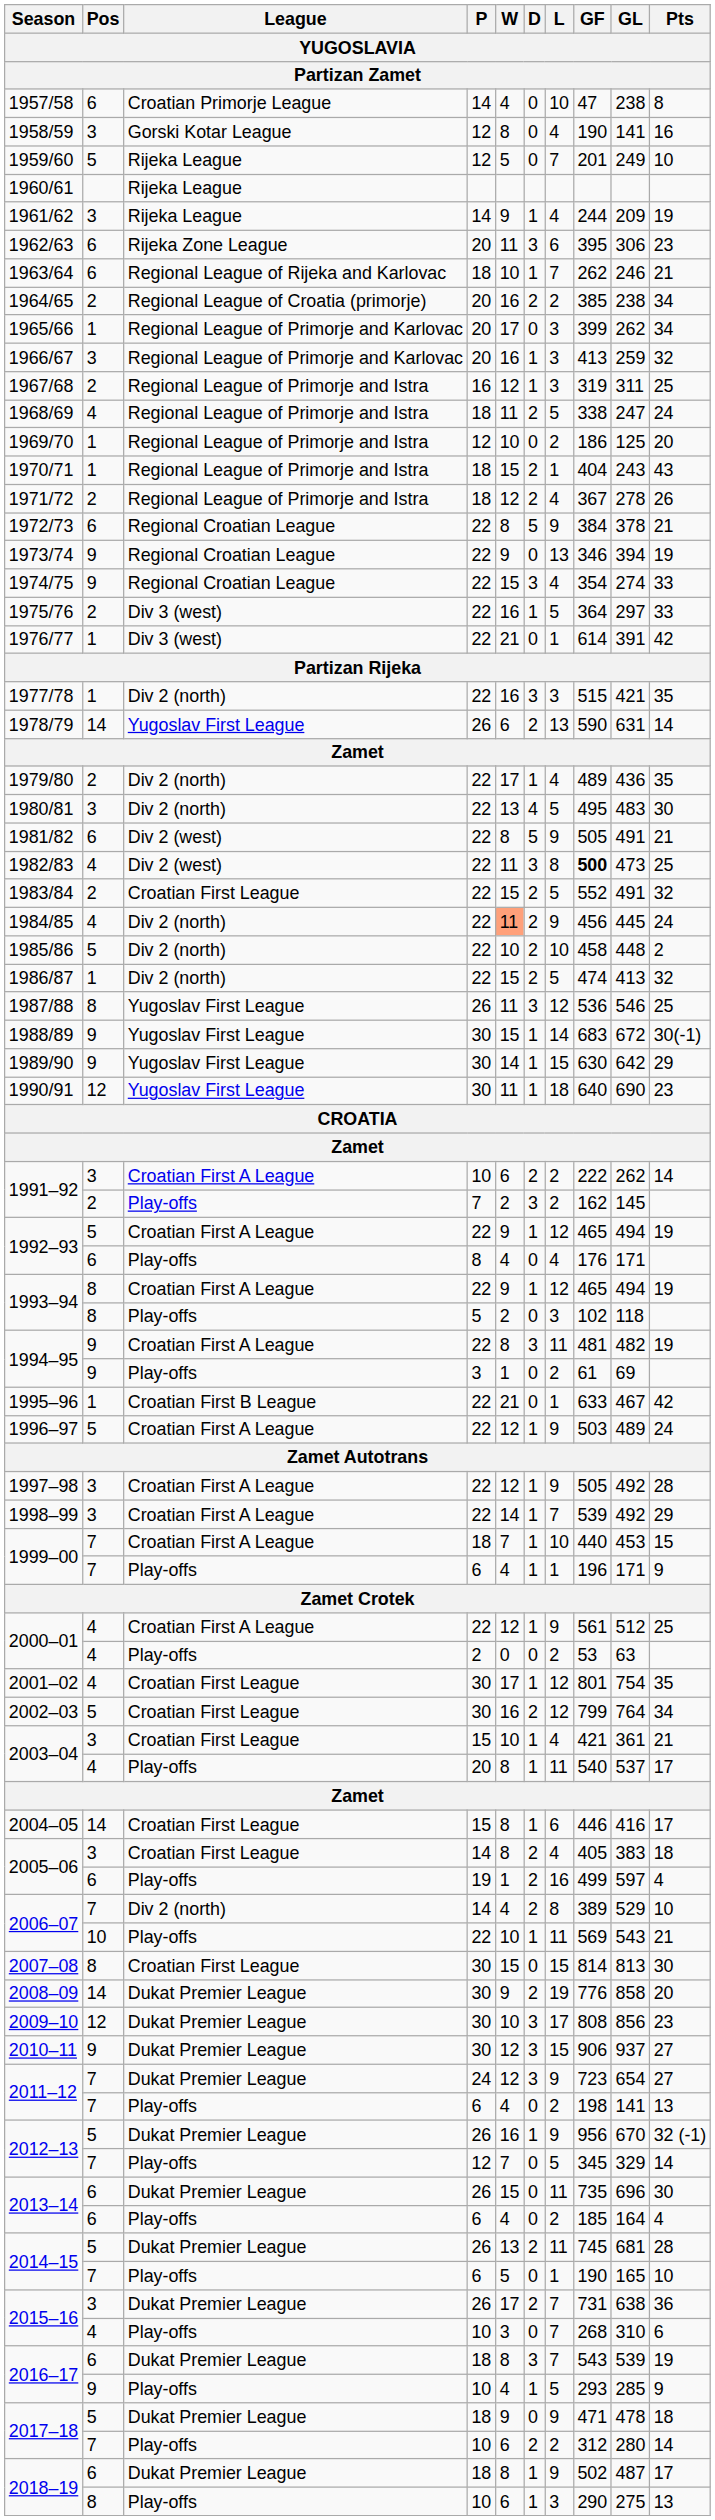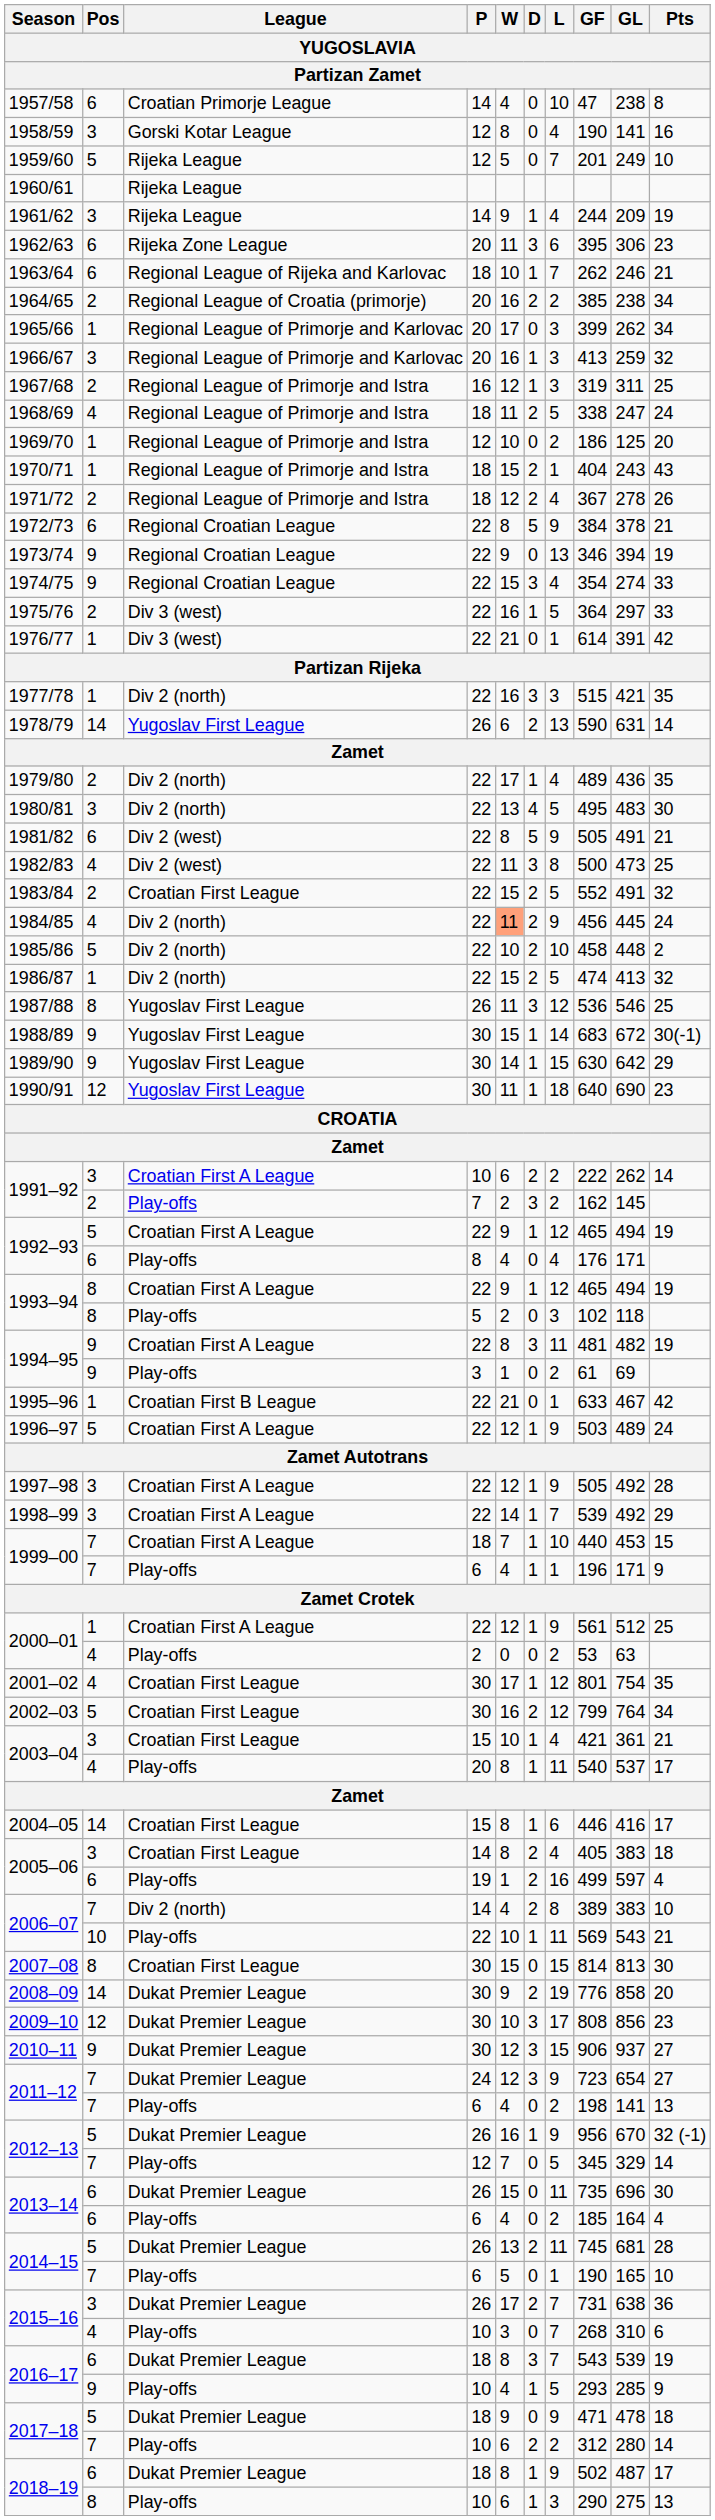(592, 865) bold -> (592, 865) normal
(92, 1627) 4 -> (92, 1627) 1
(630, 1909) 529 -> (630, 1909) 383
